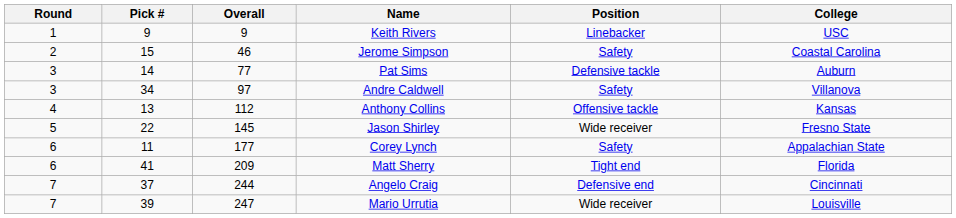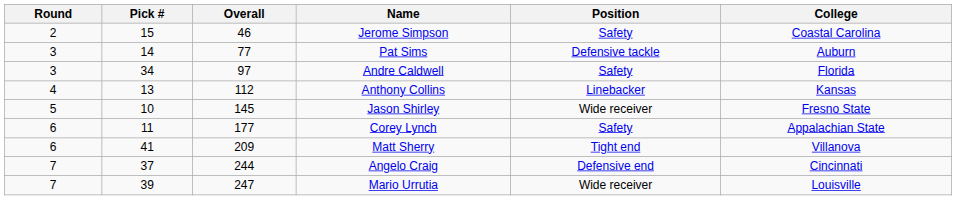- row: (403, 33)
(836, 90) Villanova -> (836, 71) Florida
(616, 109) Offensive tackle -> (616, 90) Linebacker
(147, 128) 22 -> (147, 109) 10
(836, 166) Florida -> (836, 147) Villanova
